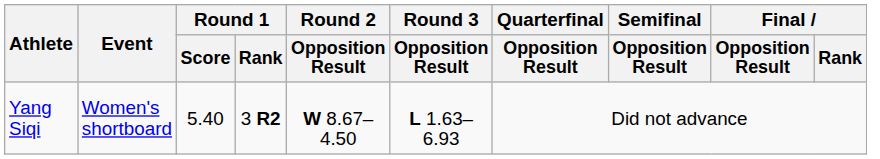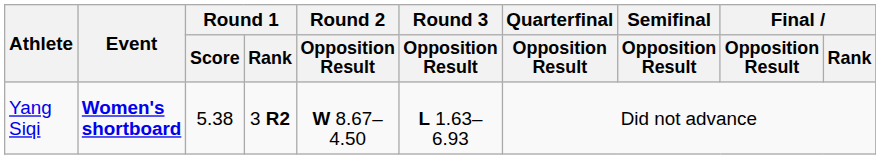(127, 118) normal -> (132, 118) bold
(205, 118) 5.40 -> (215, 118) 5.38
